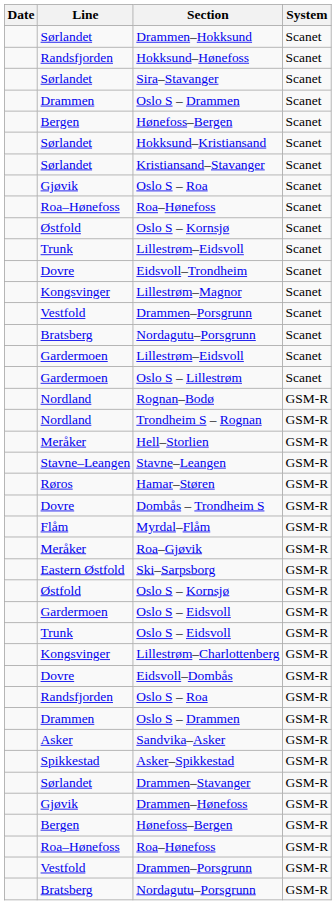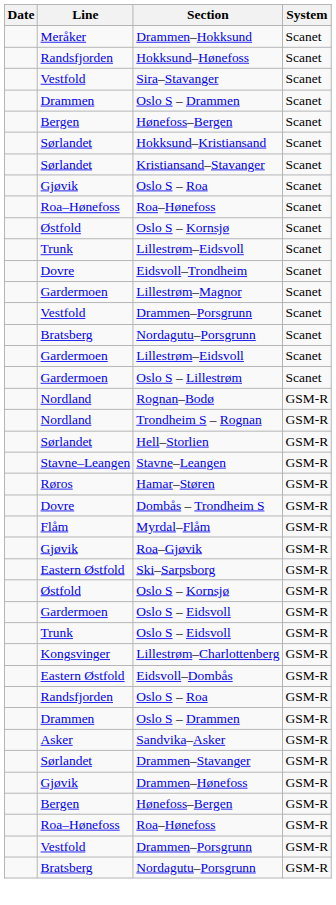(66, 36) Sørlandet -> (63, 36) Meråker
(66, 79) Sørlandet -> (63, 79) Vestfold
(75, 292) Kongsvinger -> (74, 292) Gardermoen
(63, 441) Meråker -> (66, 441) Sørlandet
(63, 548) Meråker -> (59, 548) Gjøvik
(57, 675) Dovre -> (83, 675) Eastern Østfold
- row: (185, 761)
